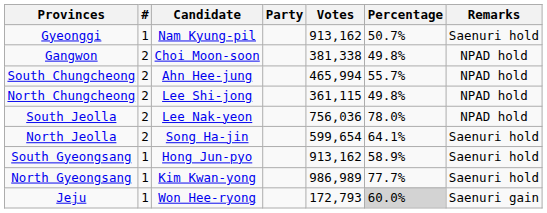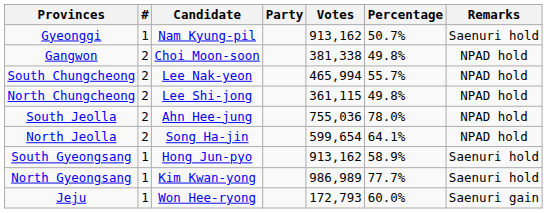(207, 76) Ahn Hee-jung -> (207, 76) Lee Nak-yeon
(207, 116) Lee Nak-yeon -> (207, 116) Ahn Hee-jung
(336, 116) 756,036 -> (336, 116) 755,036
(494, 137) Saenuri hold -> (494, 137) NPAD hold
(387, 198) lightgrey background -> (387, 198) no background
